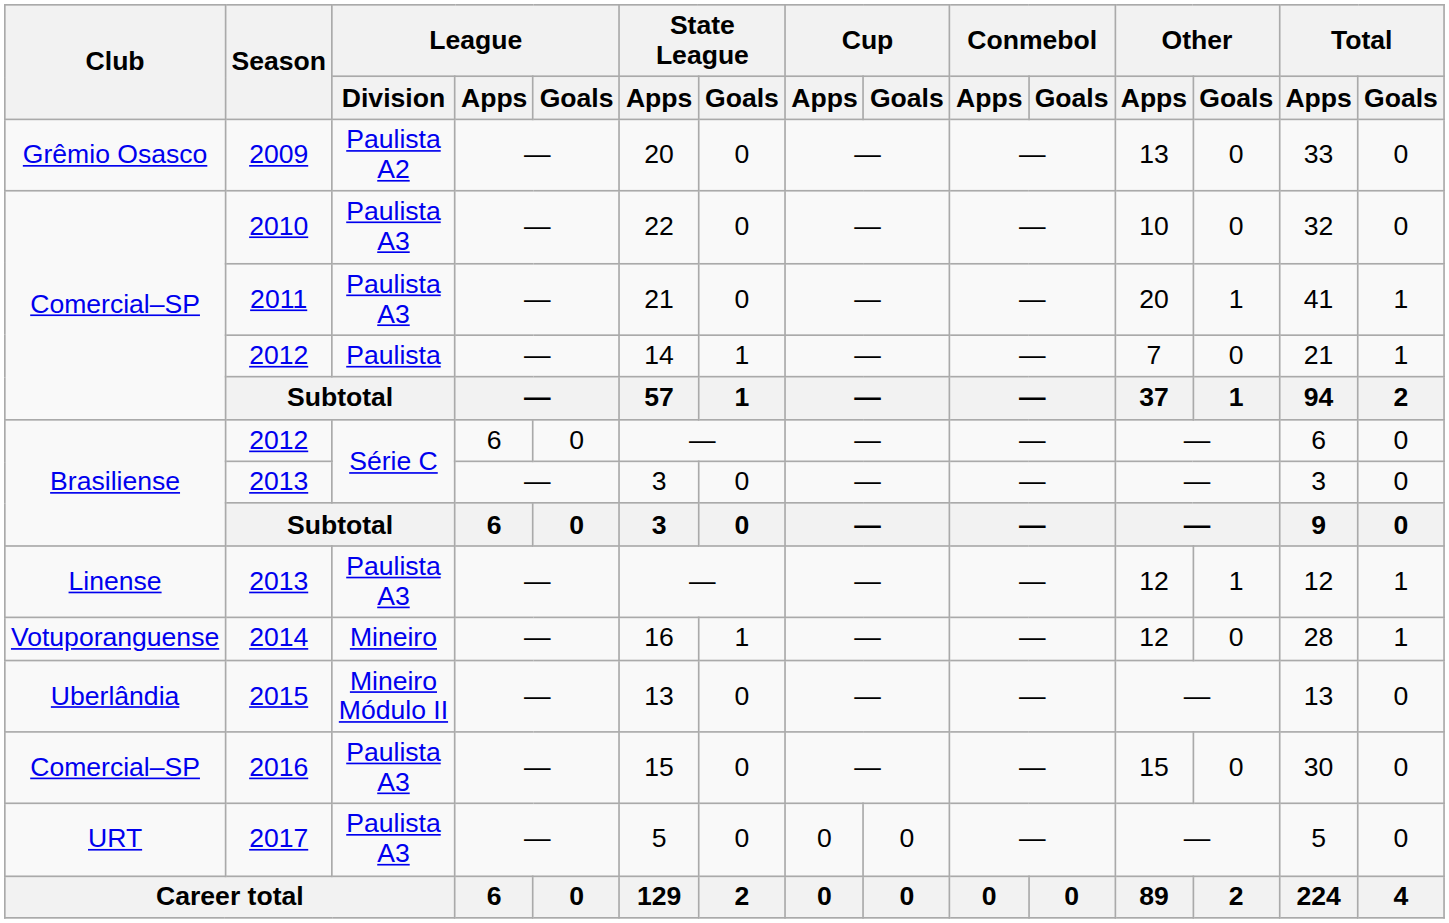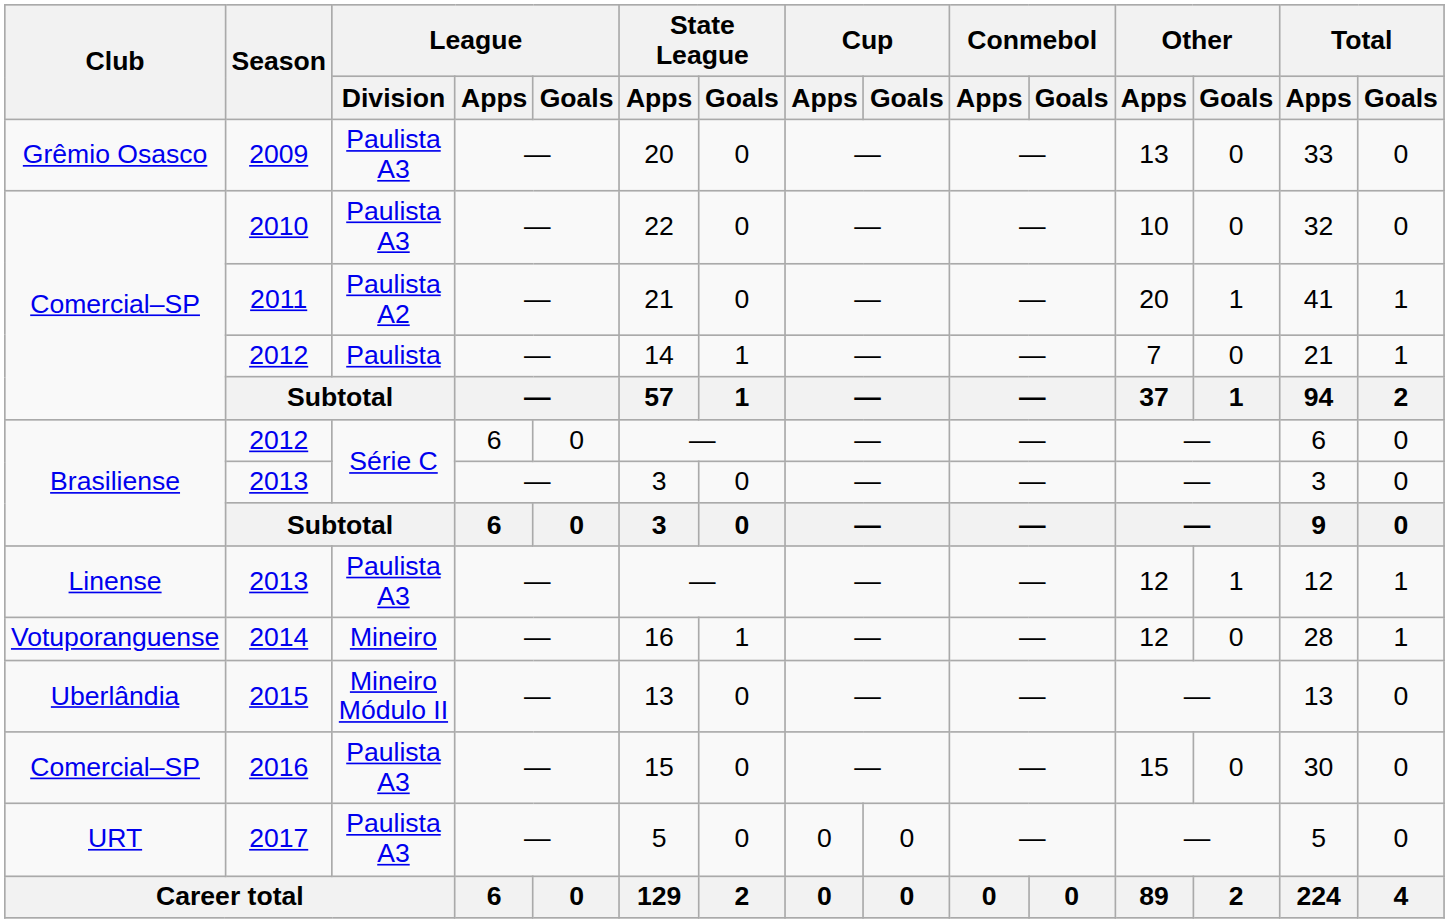(393, 154) Paulista A2 -> (393, 154) Paulista A3
(393, 298) Paulista A3 -> (393, 298) Paulista A2
